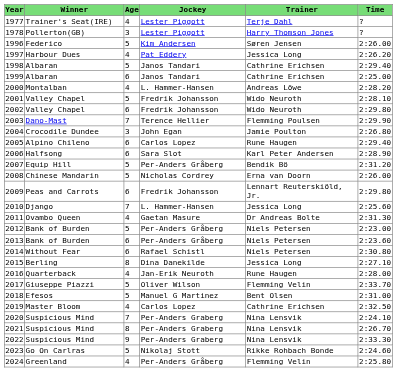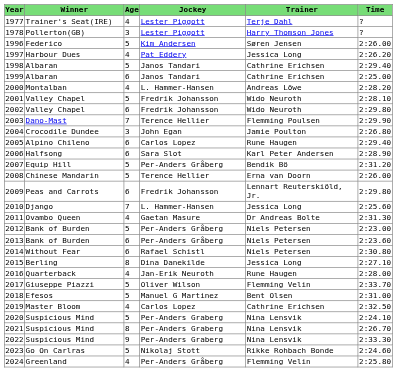(177, 176) Nicholas Cordrey -> (175, 176) Terence Hellier
(127, 317) 7 -> (127, 317) 5
